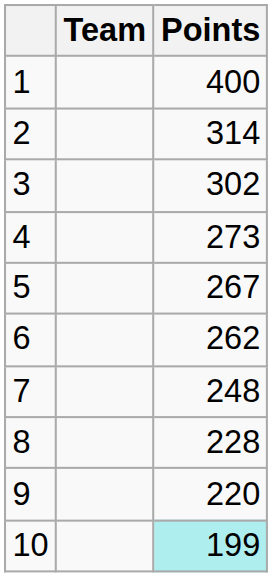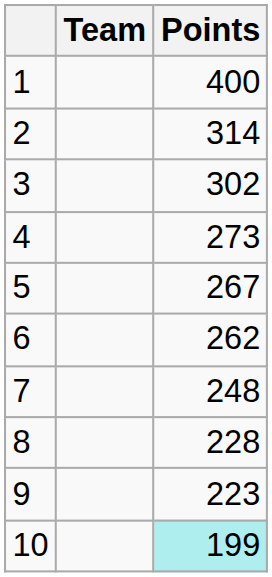(233, 493) 220 -> (233, 493) 223
